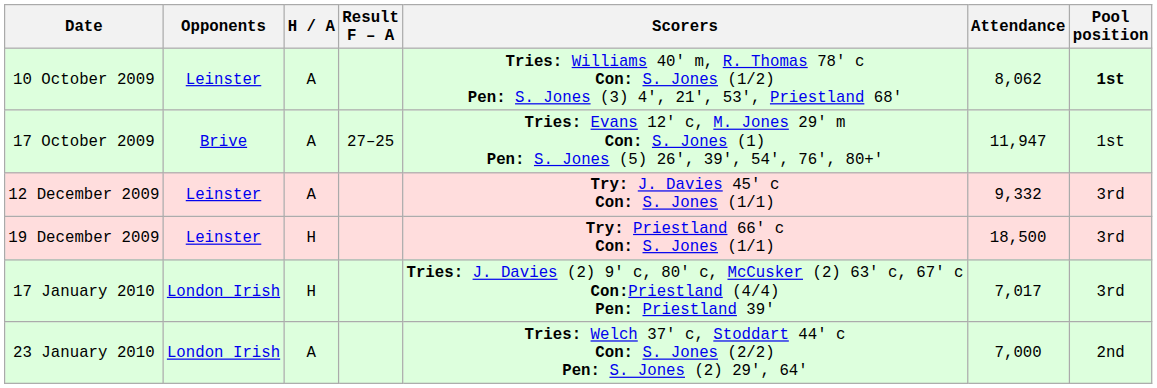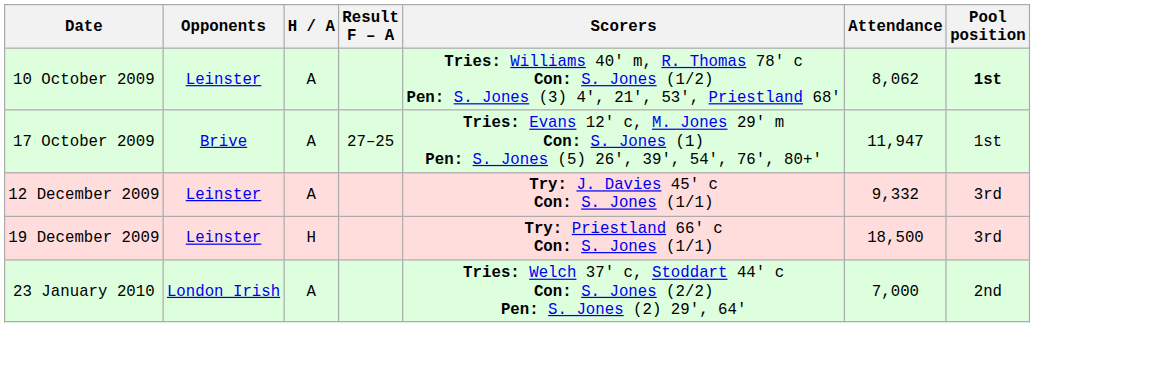- row: (84, 291)
